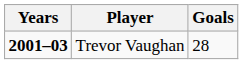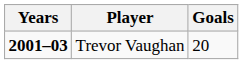(201, 44) 28 -> (201, 44) 20
